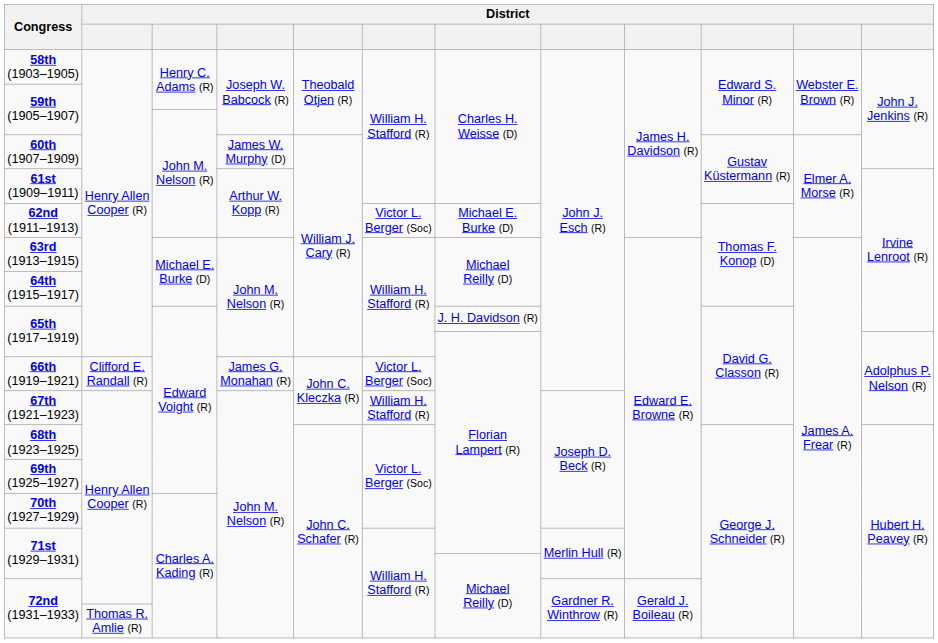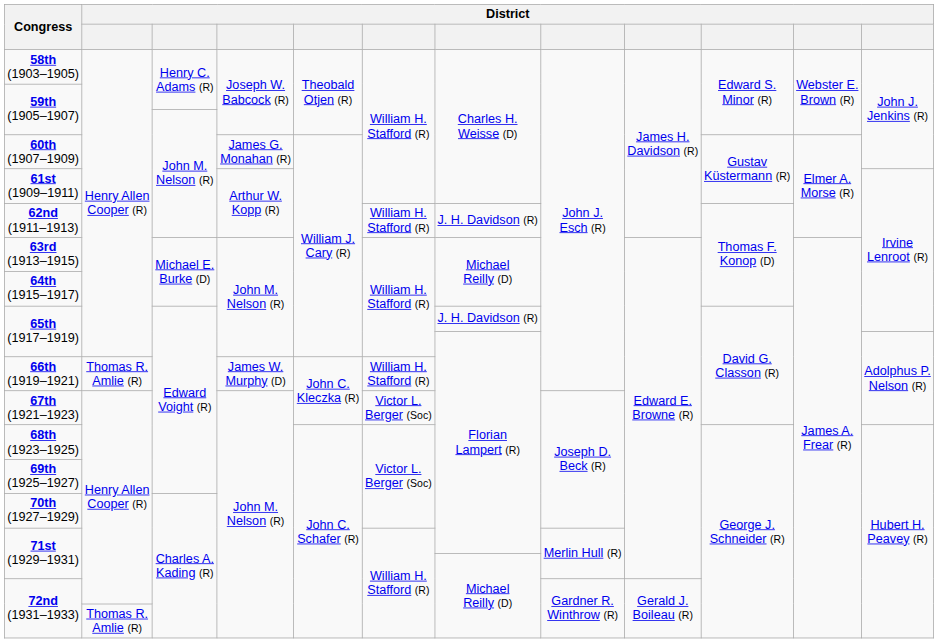(256, 151) James W. Murphy (D) -> (256, 151) James G. Monahan (R)
(398, 220) Victor L. Berger (Soc) -> (398, 220) William H. Stafford (R)
(488, 220) Michael E. Burke (D) -> (488, 220) J. H. Davidson (R)
(117, 373) Clifford E. Randall (R) -> (117, 373) Thomas R. Amlie (R)
(256, 373) James G. Monahan (R) -> (256, 373) James W. Murphy (D)
(398, 373) Victor L. Berger (Soc) -> (398, 373) William H. Stafford (R)
(398, 407) William H. Stafford (R) -> (398, 407) Victor L. Berger (Soc)
